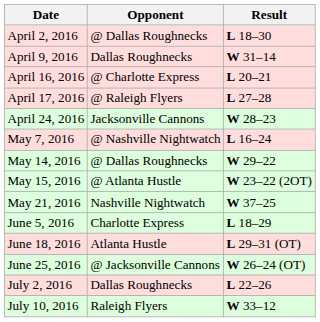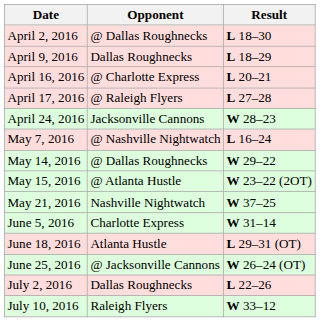(251, 56) W 31–14 -> (249, 56) L 18–29
(249, 222) L 18–29 -> (251, 222) W 31–14
